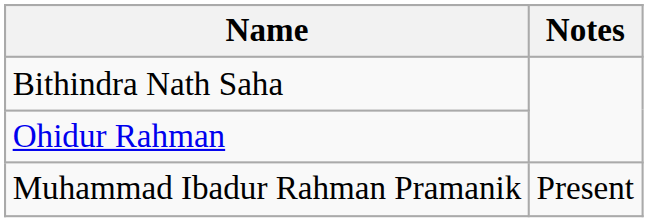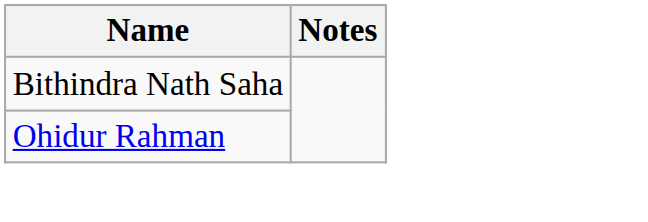- row: (267, 188)
